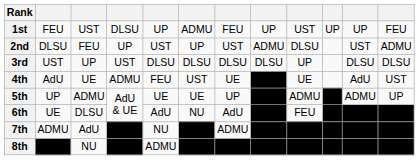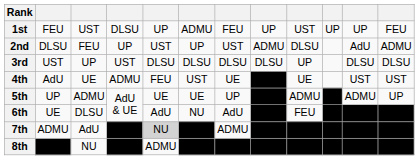(360, 46) UST -> (360, 46) AdU
(360, 79) AdU -> (360, 79) UST
(161, 130) no background -> (161, 130) lightgrey background
